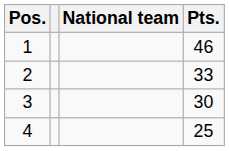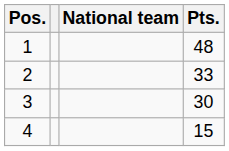(203, 46) 46 -> (203, 46) 48
(203, 131) 25 -> (203, 131) 15
